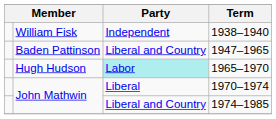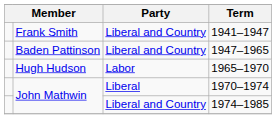- row: (240, 31)
+ row: (240, 31)
(120, 68) paleturquoise background -> (120, 68) no background
